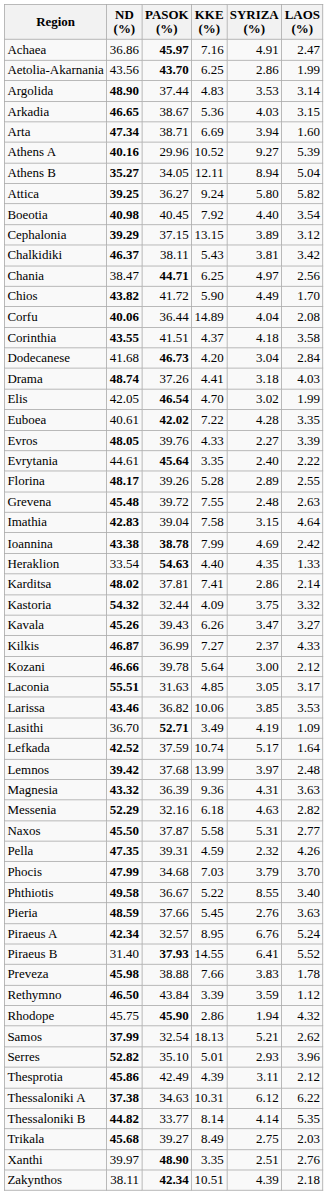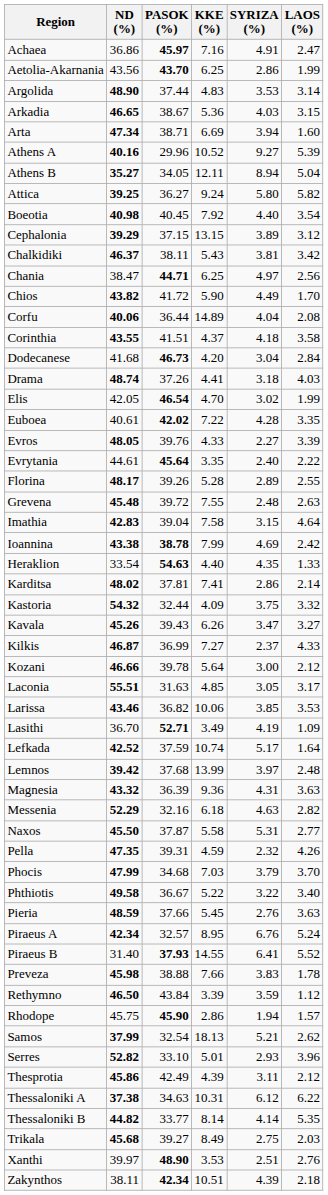(267, 892) 8.55 -> (267, 892) 3.22
(309, 1015) 4.32 -> (309, 1015) 1.57
(174, 1057) 35.10 -> (174, 1057) 33.10
(212, 1159) 3.35 -> (212, 1159) 3.53
